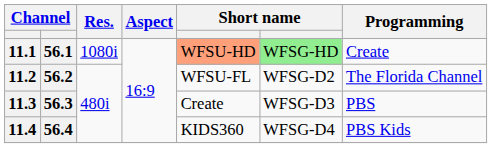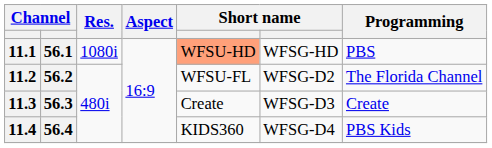(301, 51) lightgreen background -> (301, 51) no background
(367, 51) Create -> (361, 51) PBS
(361, 103) PBS -> (367, 103) Create
